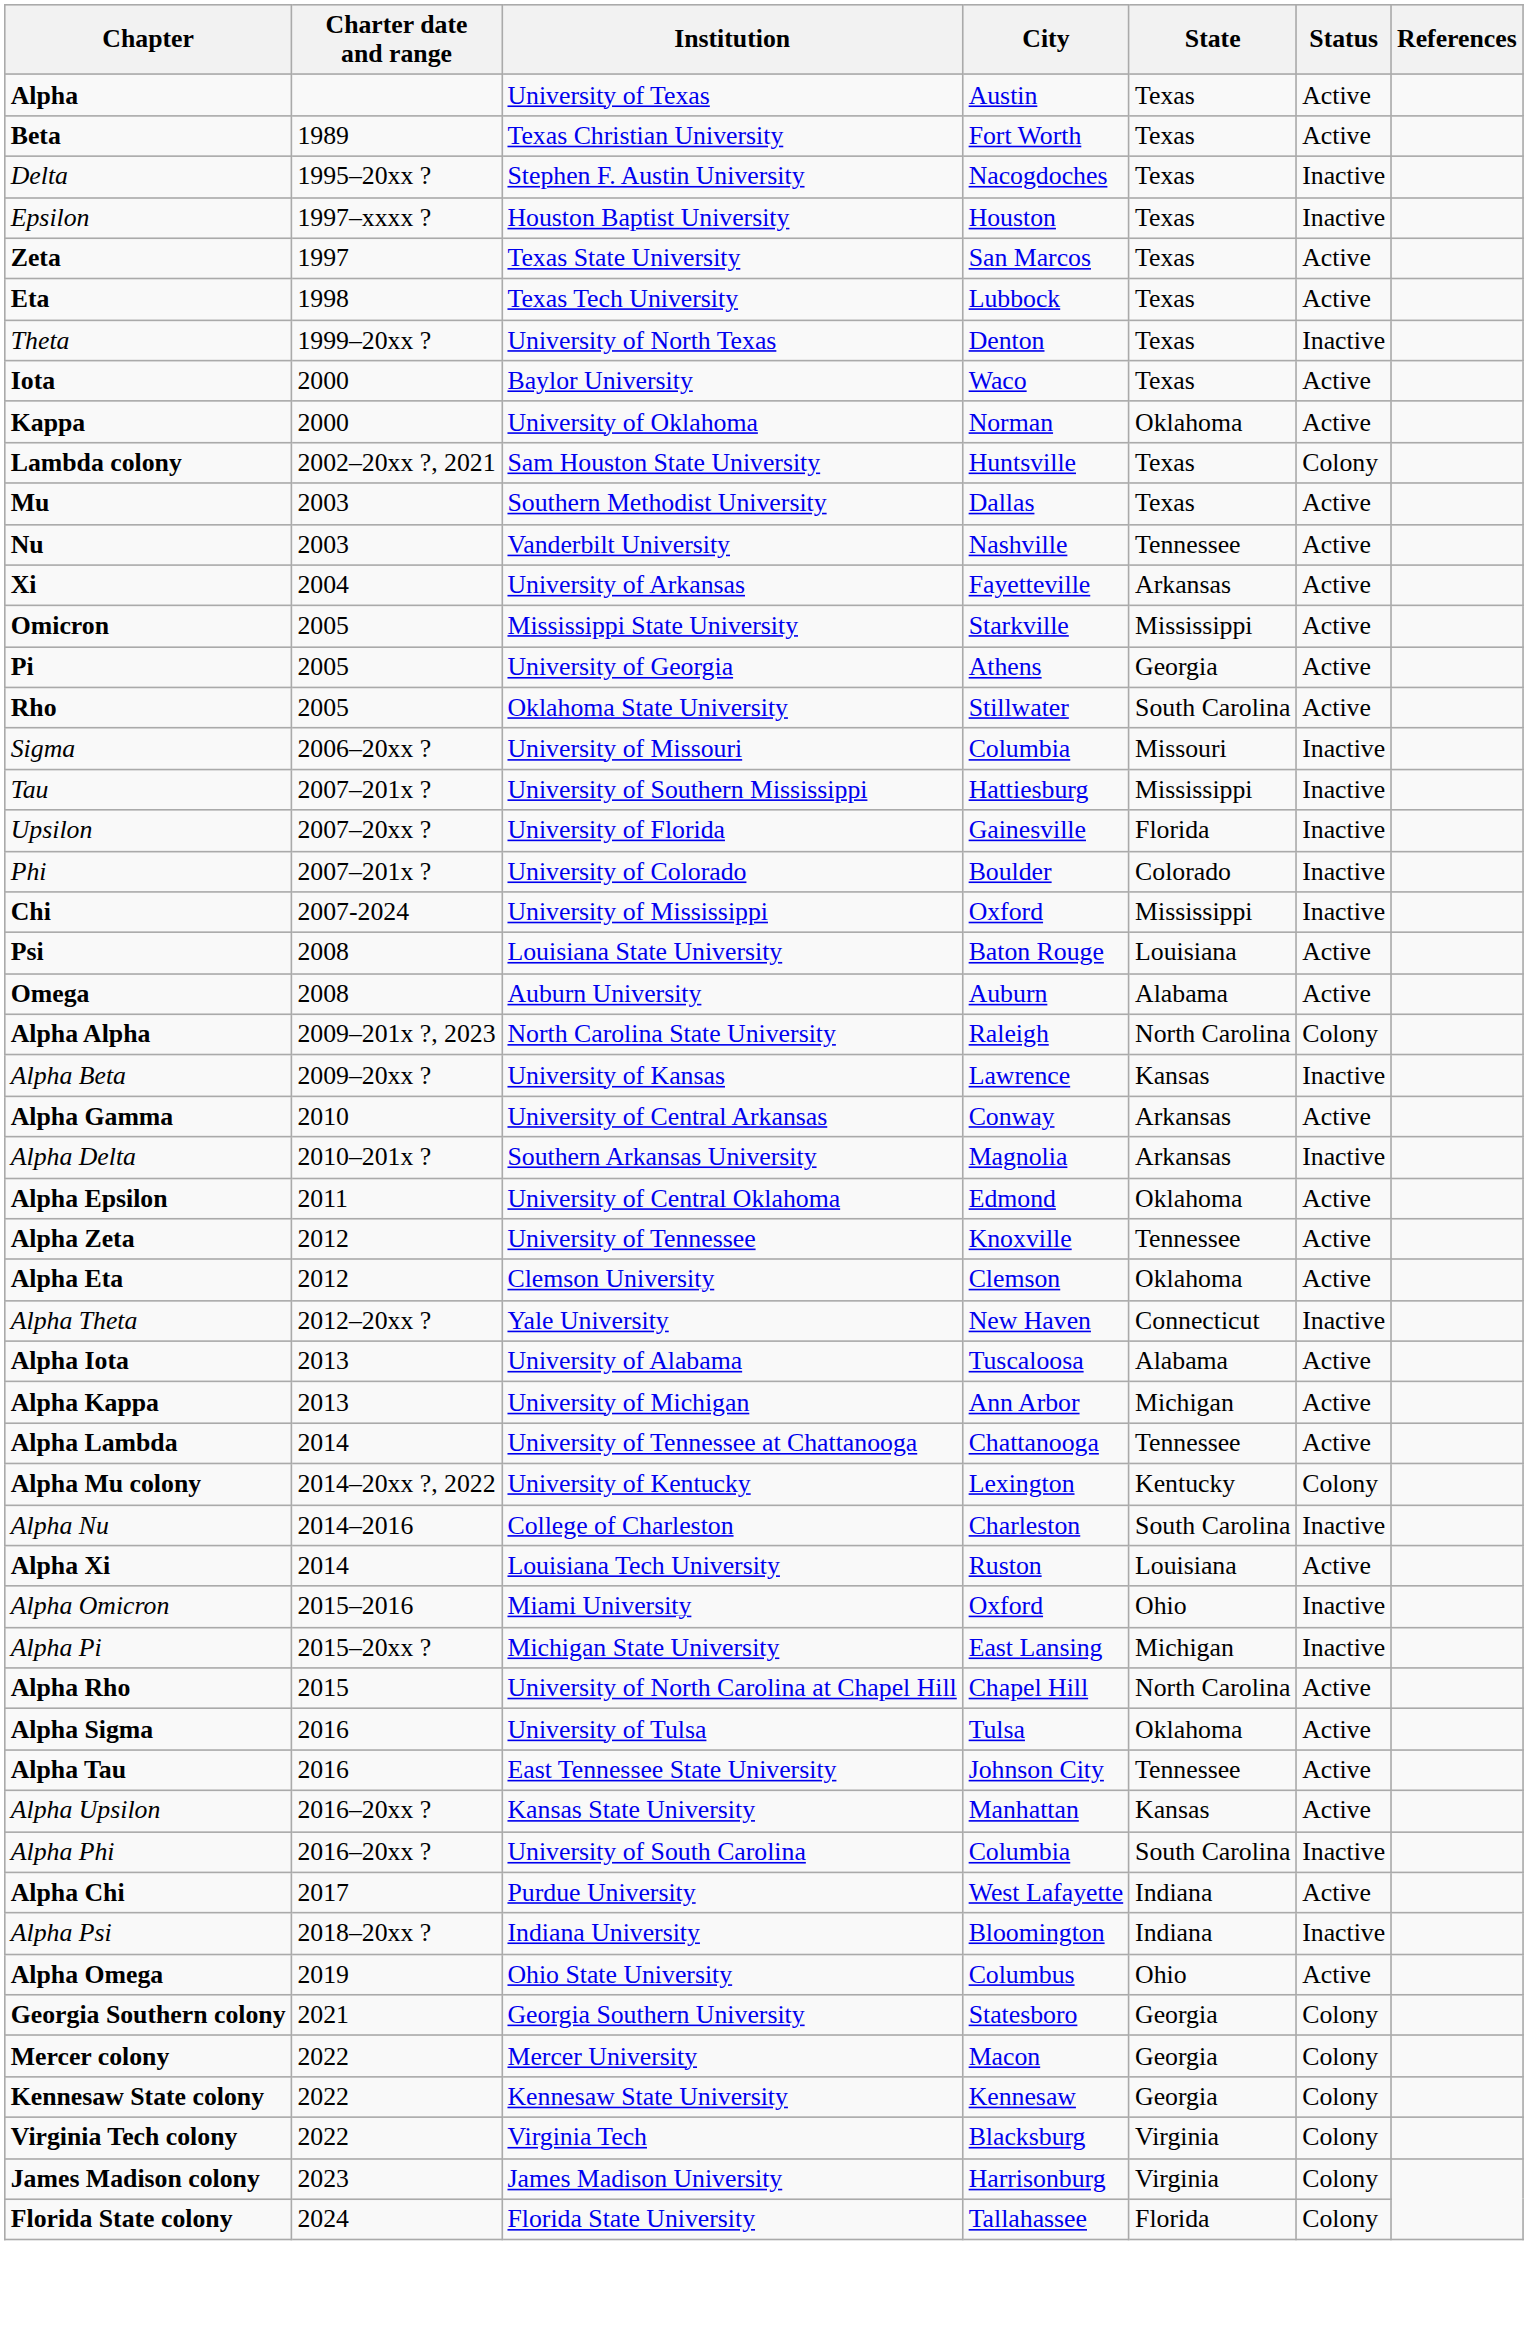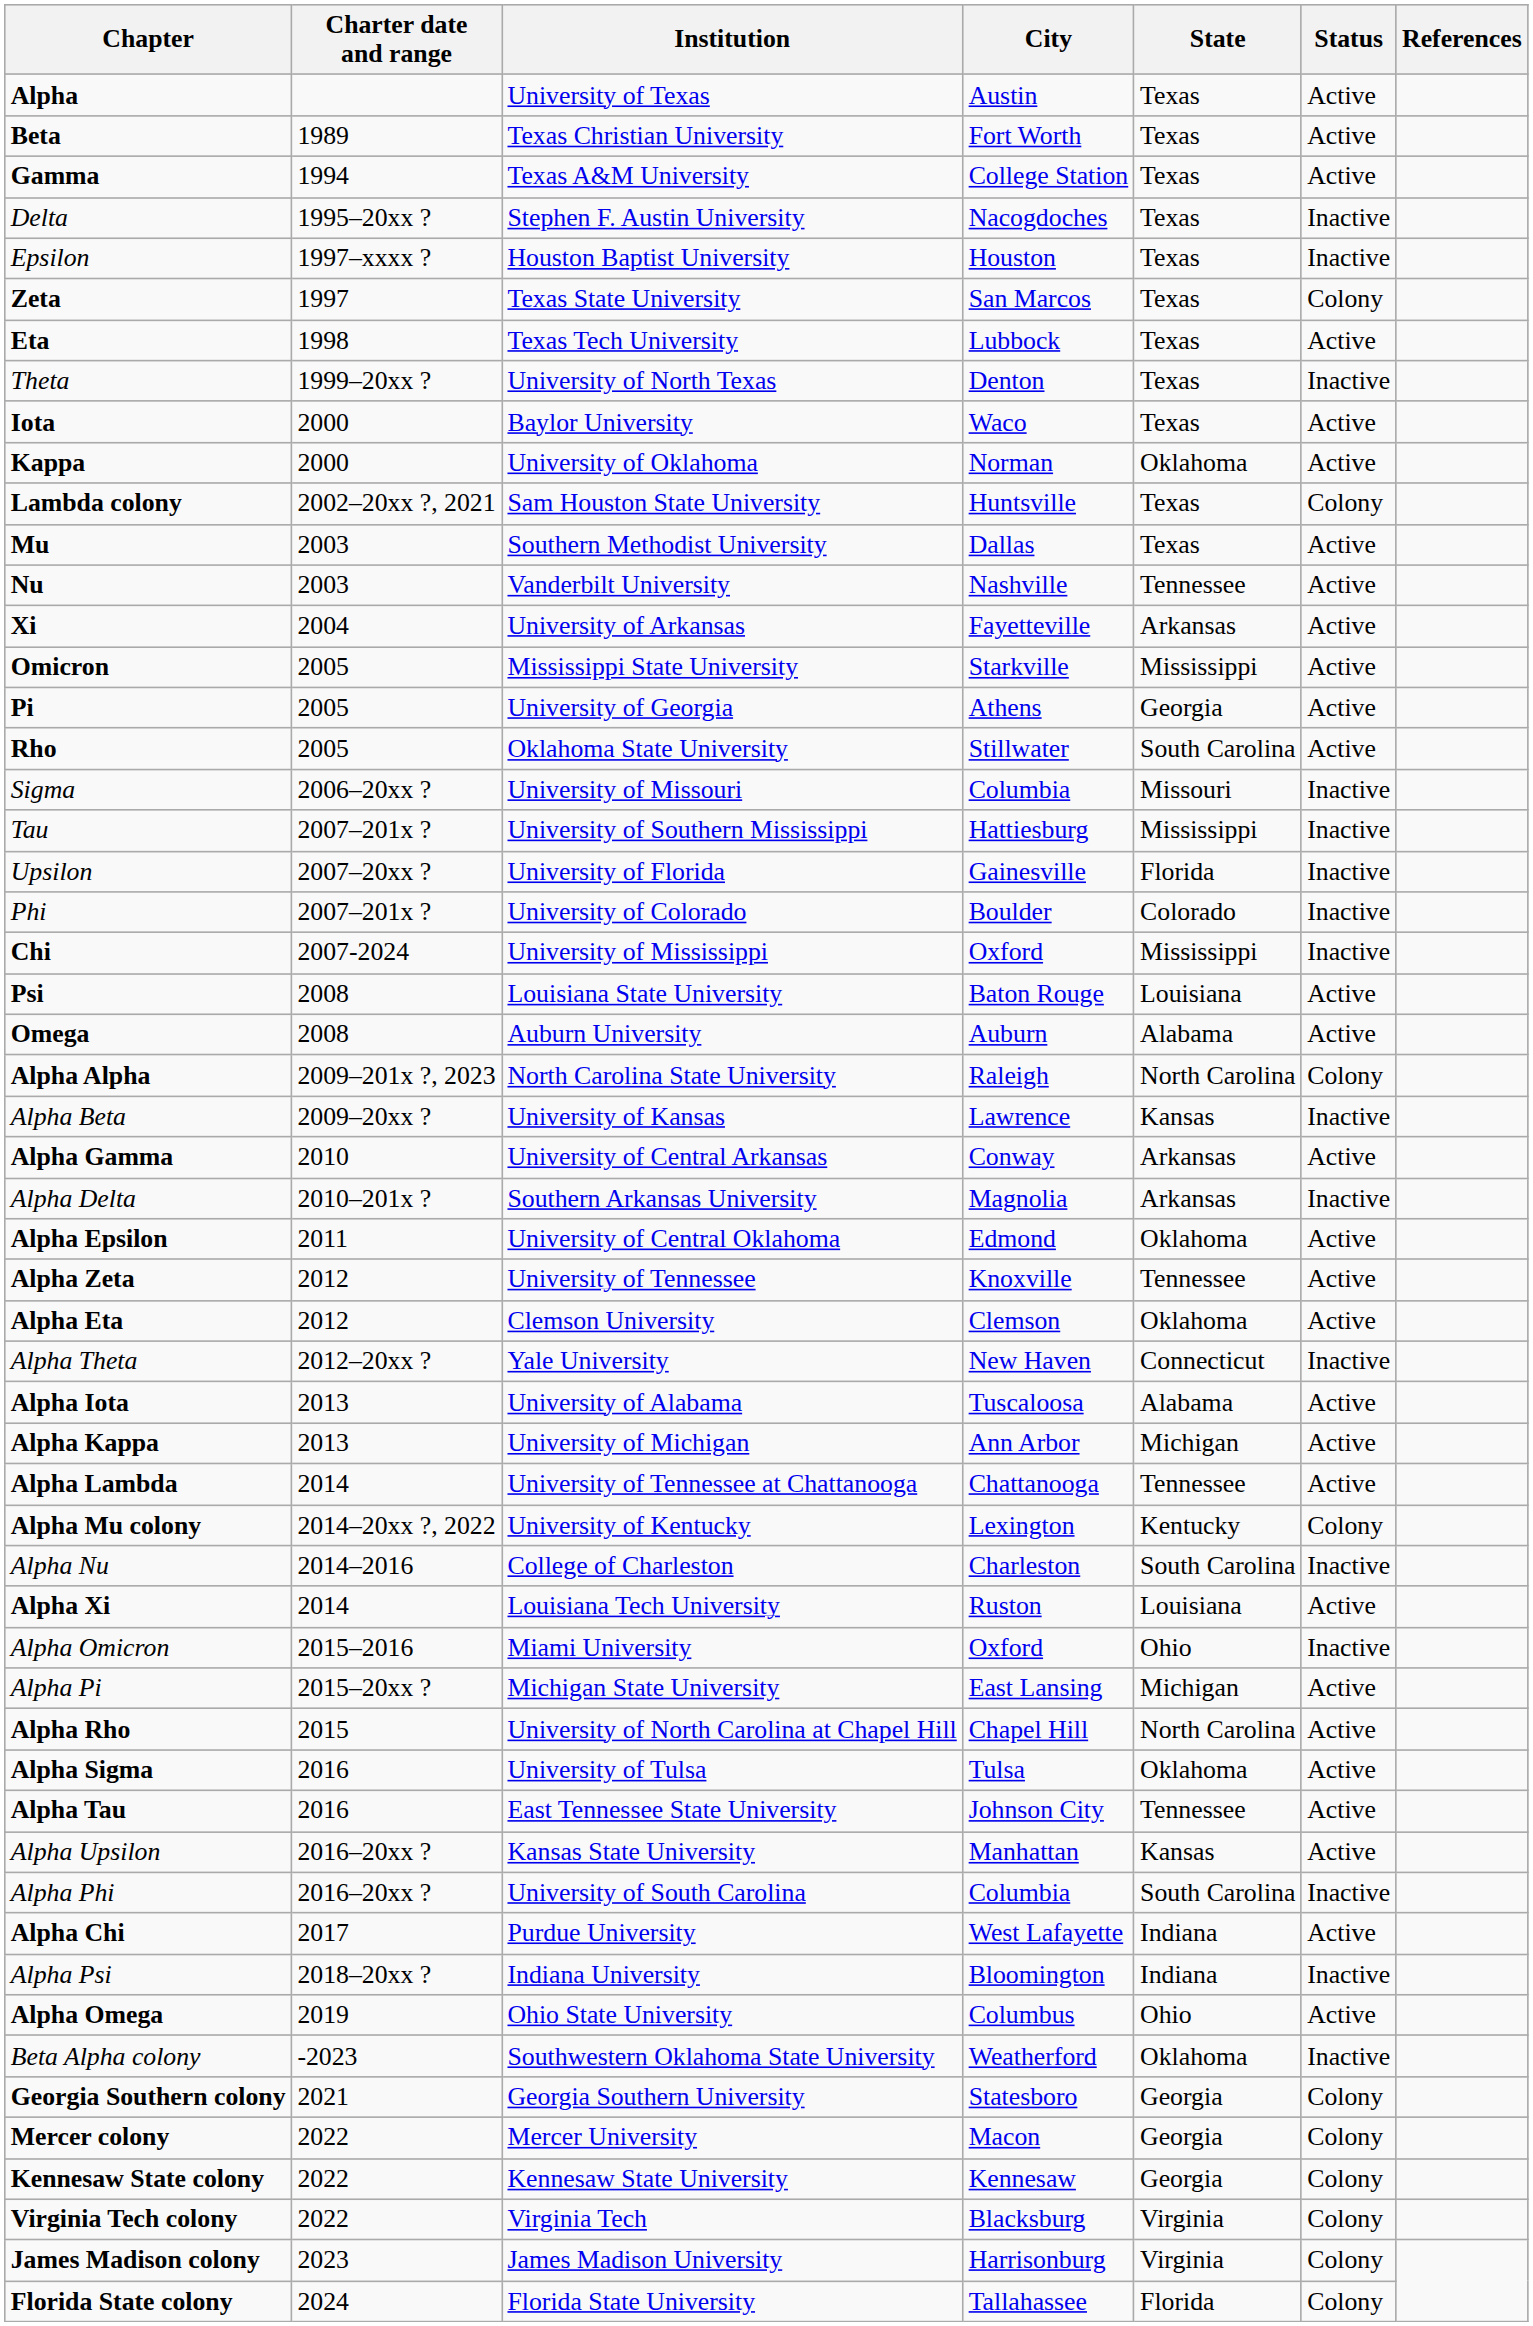+ row: (55, 176)
(1337, 258) Active -> (1345, 299) Colony
(1344, 1647) Inactive -> (1342, 1688) Active
+ row: (106, 2055)
